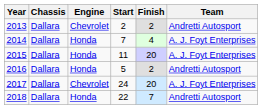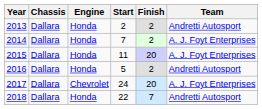(89, 26) Chevrolet -> (83, 26) Honda
(151, 41) 4 -> (151, 41) 2
